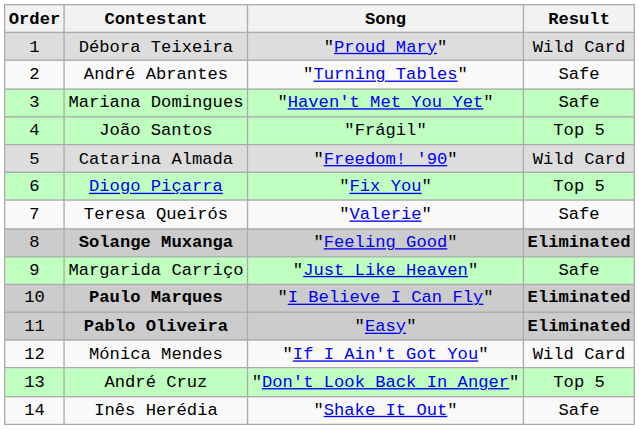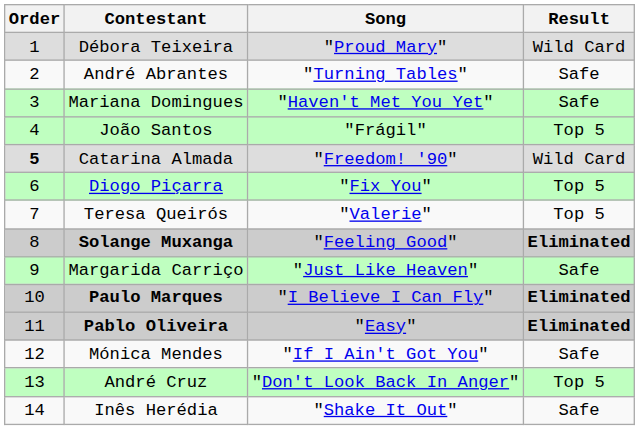(34, 158) normal -> (34, 158) bold
(579, 214) Safe -> (579, 214) Top 5
(579, 354) Wild Card -> (579, 354) Safe
